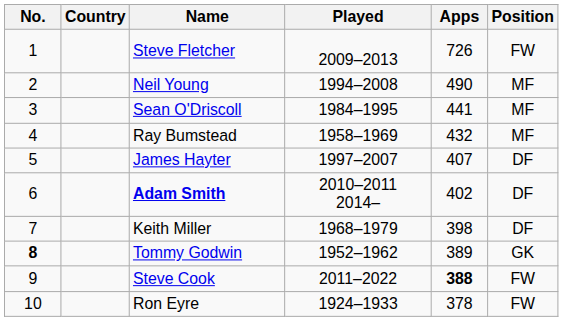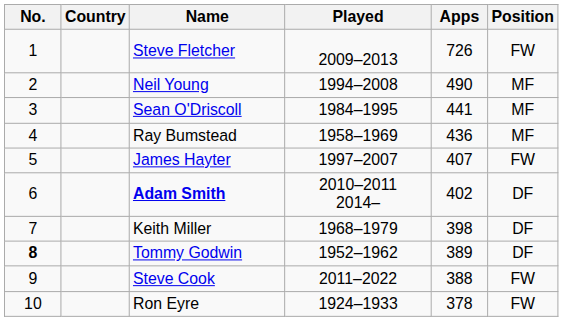(459, 135) 432 -> (459, 135) 436
(523, 160) DF -> (523, 160) FW
(523, 253) GK -> (523, 253) DF
(459, 278) bold -> (459, 278) normal
